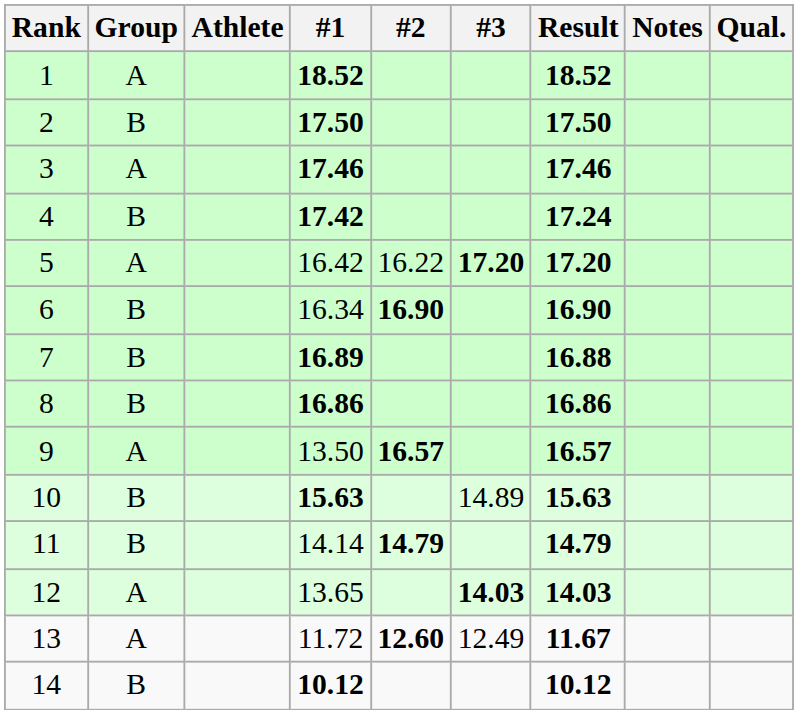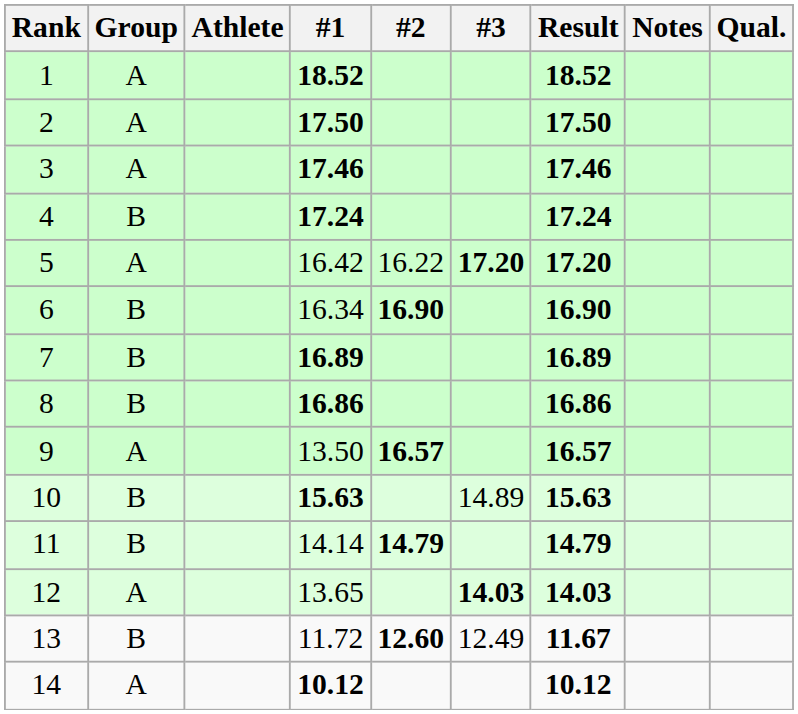(136, 121) B -> (136, 121) A
(331, 215) 17.42 -> (331, 215) 17.24
(578, 356) 16.88 -> (578, 356) 16.89
(136, 638) A -> (136, 638) B
(136, 685) B -> (136, 685) A
